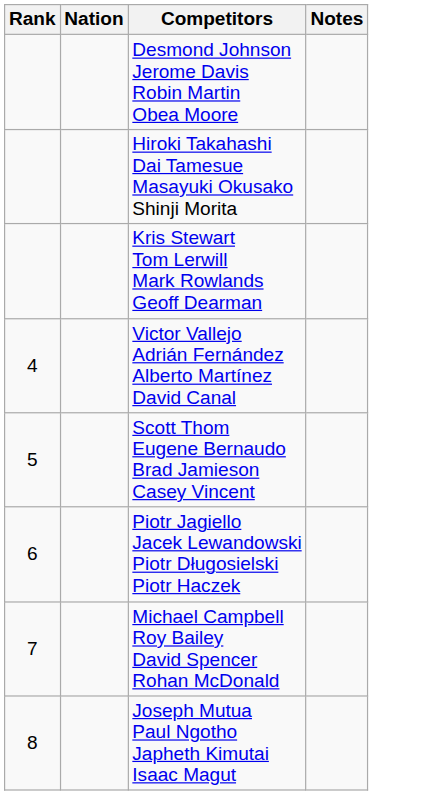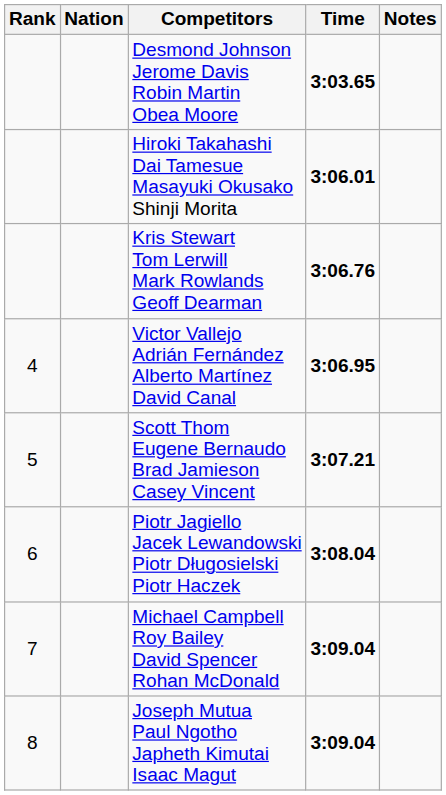+ column: (343, 19)
